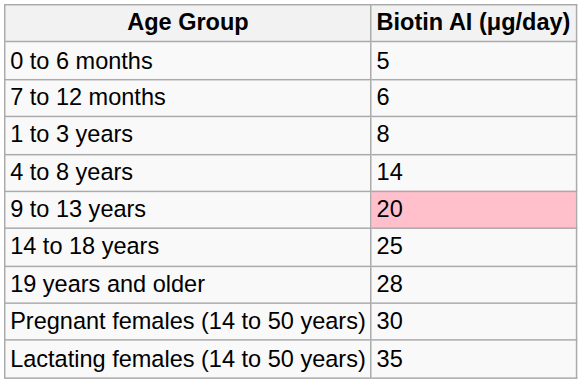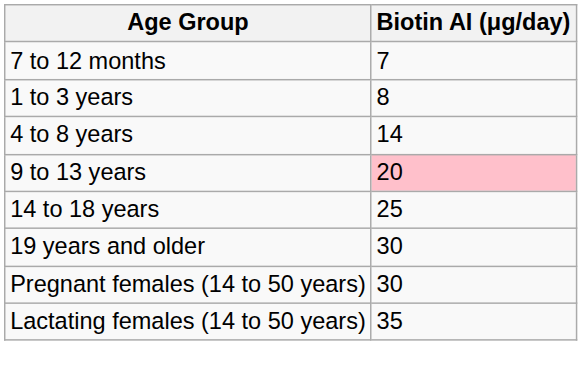- row: (81, 60)
(383, 97) 6 -> (383, 60) 7
(390, 284) 28 -> (390, 246) 30
